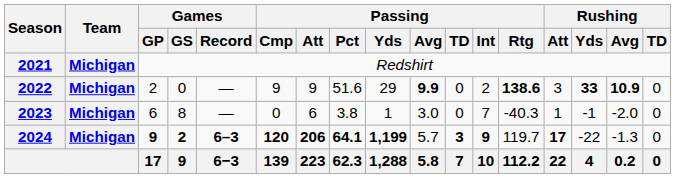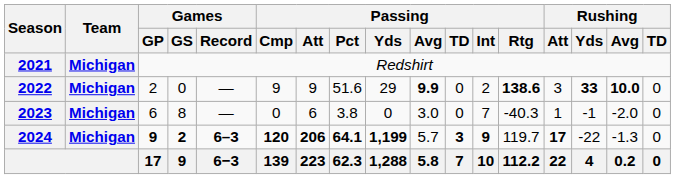(625, 88) 10.9 -> (625, 88) 10.0
(388, 112) 1 -> (388, 112) 0
